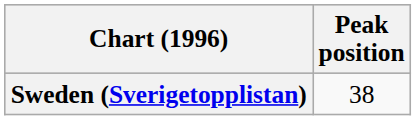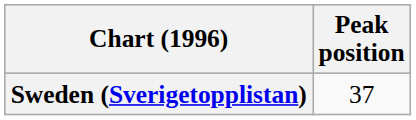(362, 93) 38 -> (362, 93) 37
